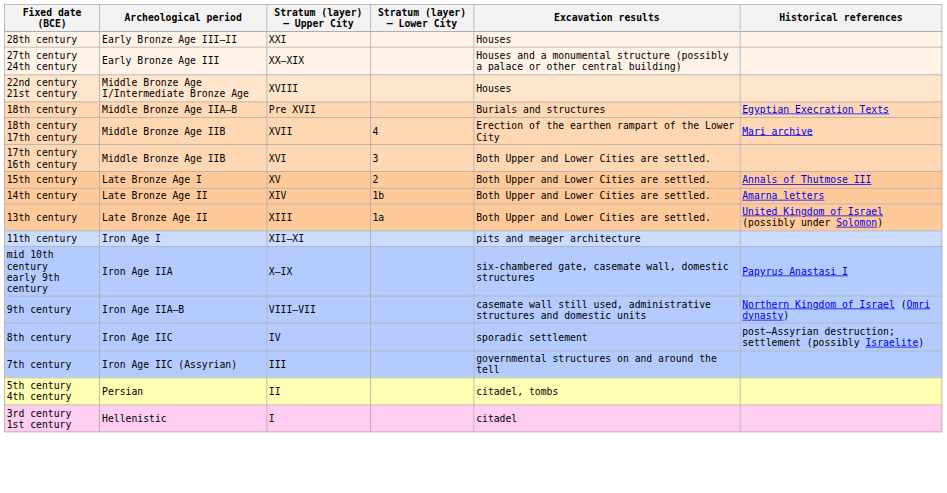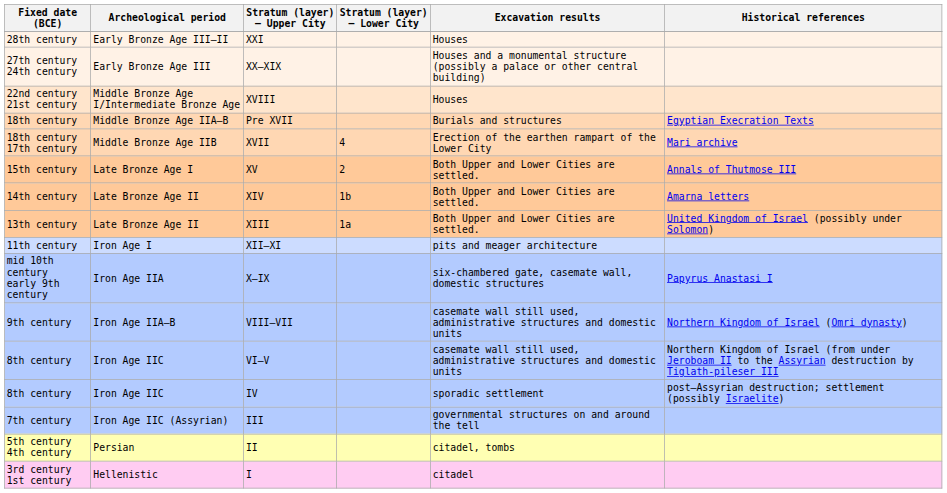- row: (278, 158)
+ row: (258, 361)
